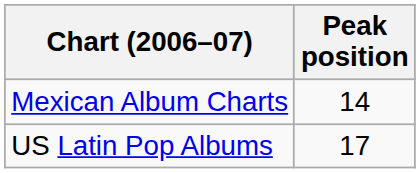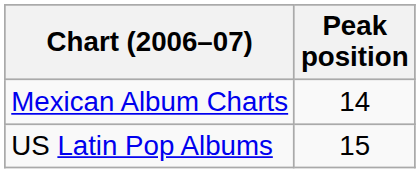(355, 145) 17 -> (355, 145) 15
